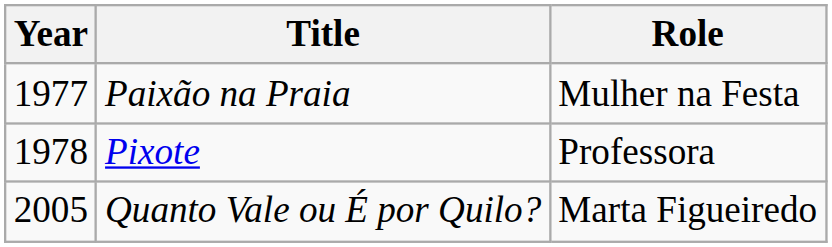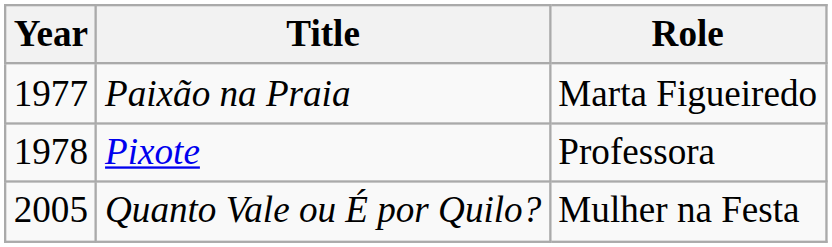(679, 92) Mulher na Festa -> (688, 92) Marta Figueiredo
(688, 210) Marta Figueiredo -> (679, 210) Mulher na Festa
